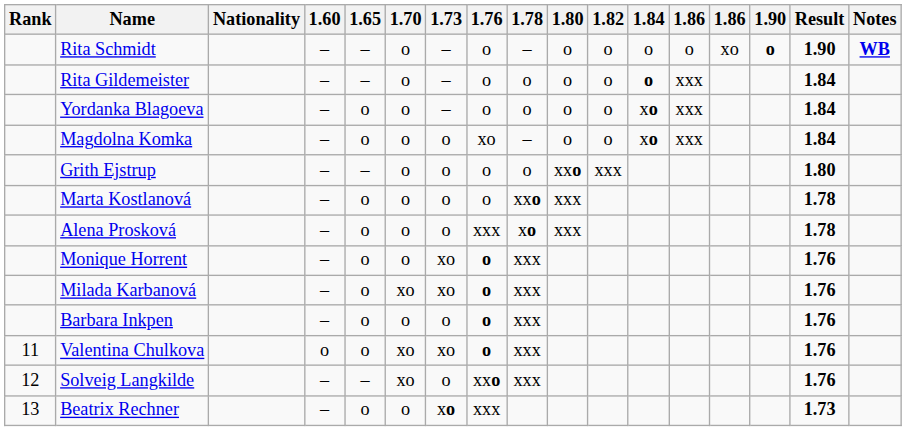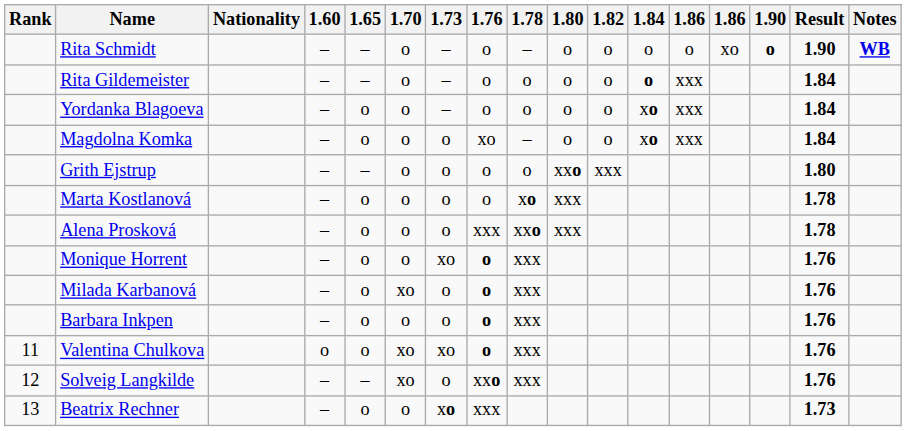(527, 199) xxo -> (527, 199) xo
(527, 229) xo -> (527, 229) xxo
(446, 289) xo -> (446, 289) o
